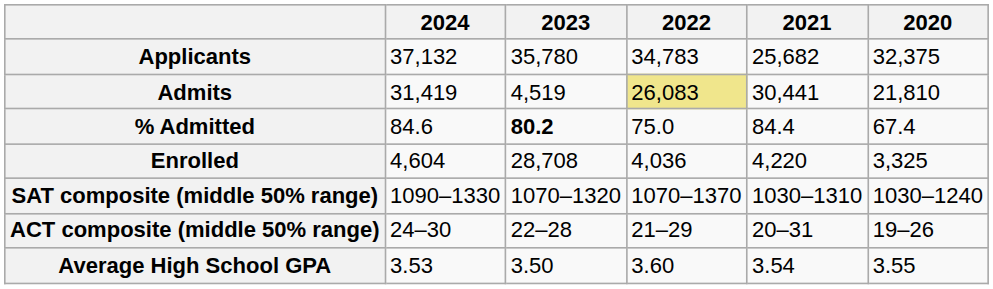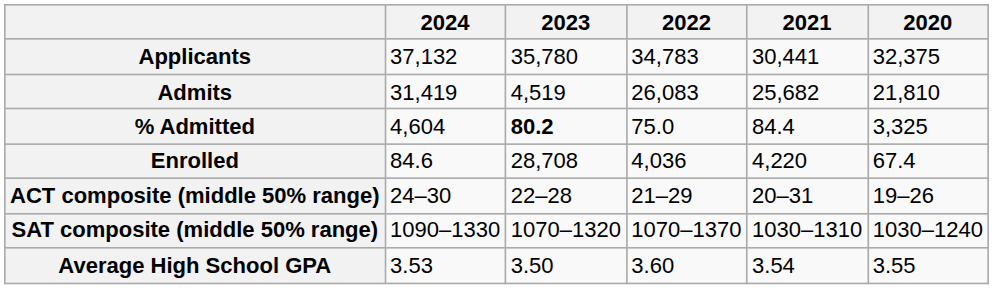(786, 56) 25,682 -> (786, 56) 30,441
(665, 91) khaki background -> (665, 91) no background
(786, 91) 30,441 -> (786, 91) 25,682
(411, 126) 84.6 -> (418, 126) 4,604
(894, 126) 67.4 -> (900, 126) 3,325
(418, 161) 4,604 -> (411, 161) 84.6
(900, 161) 3,325 -> (894, 161) 67.4
rows swapped: (195, 195) <-> (195, 230)
